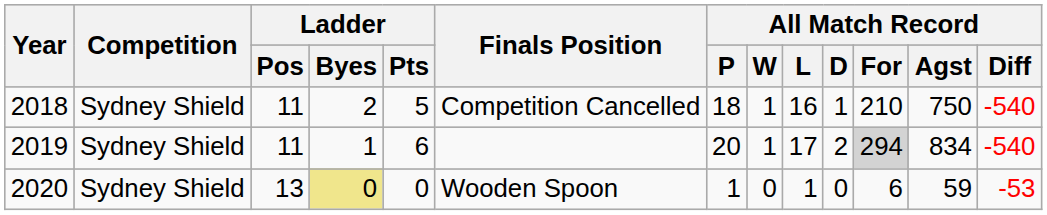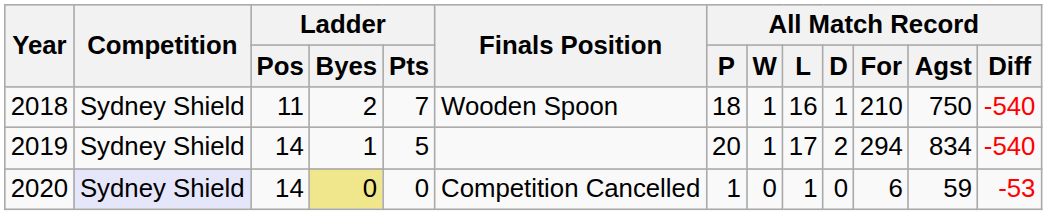(422, 106) 5 -> (422, 106) 7
(571, 106) Competition Cancelled -> (530, 106) Wooden Spoon
(290, 147) 11 -> (289, 147) 14
(422, 147) 6 -> (422, 147) 5
(881, 147) lightgrey background -> (881, 147) no background
(162, 188) no background -> (162, 188) lavender background
(289, 188) 13 -> (289, 188) 14
(530, 188) Wooden Spoon -> (571, 188) Competition Cancelled
